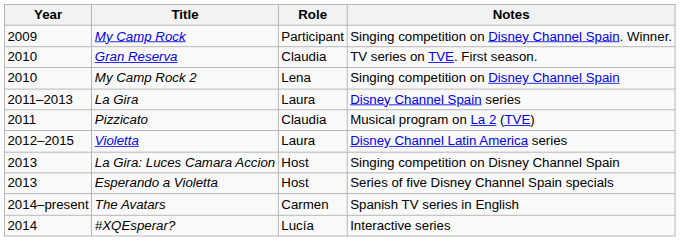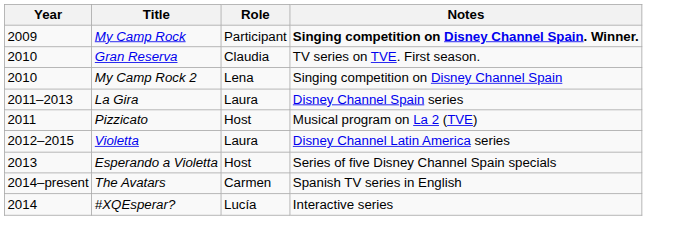(511, 36) normal -> (466, 36) bold
(304, 120) Claudia -> (238, 120) Host
- row: (185, 162)
